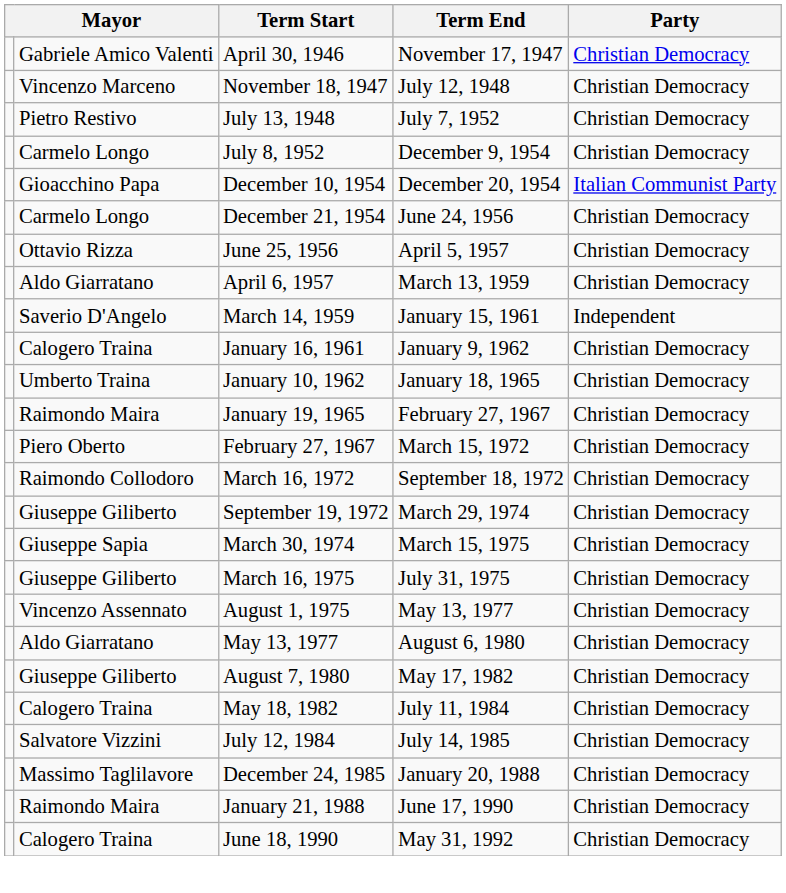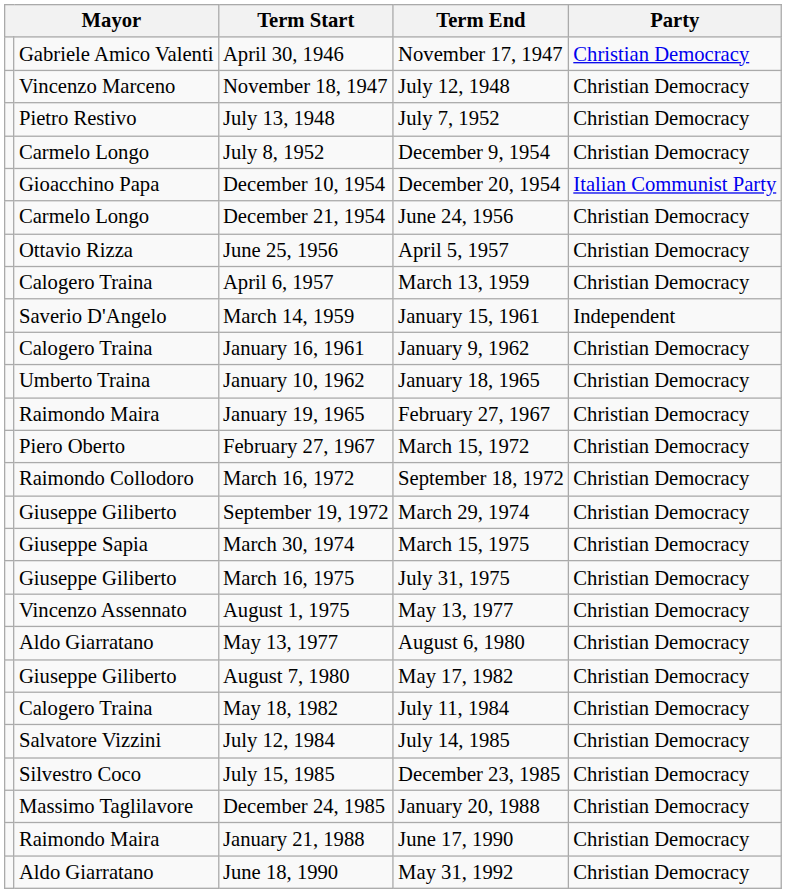(86, 282) Aldo Giarratano -> (86, 282) Calogero Traina
+ row: (279, 773)
(86, 839) Calogero Traina -> (86, 871) Aldo Giarratano
